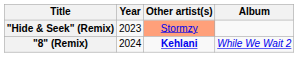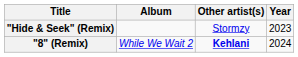columns swapped: (130, 12) <-> (254, 12)
(179, 28) lightsalmon background -> (231, 28) no background
